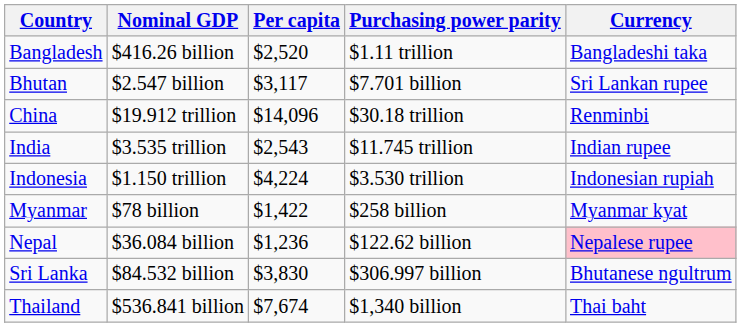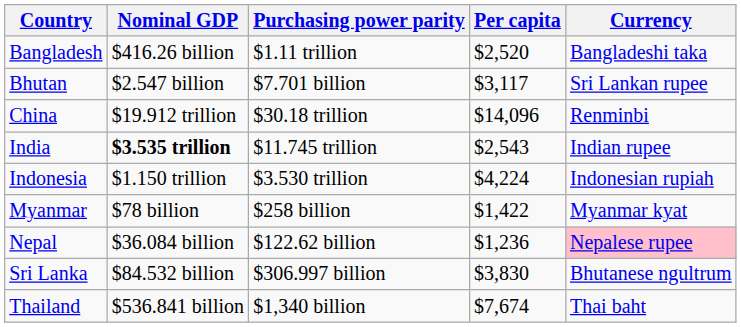columns swapped: (455, 20) <-> (297, 20)
(169, 147) normal -> (171, 147) bold
